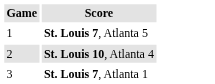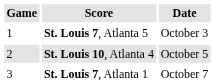+ column: (184, 13)
